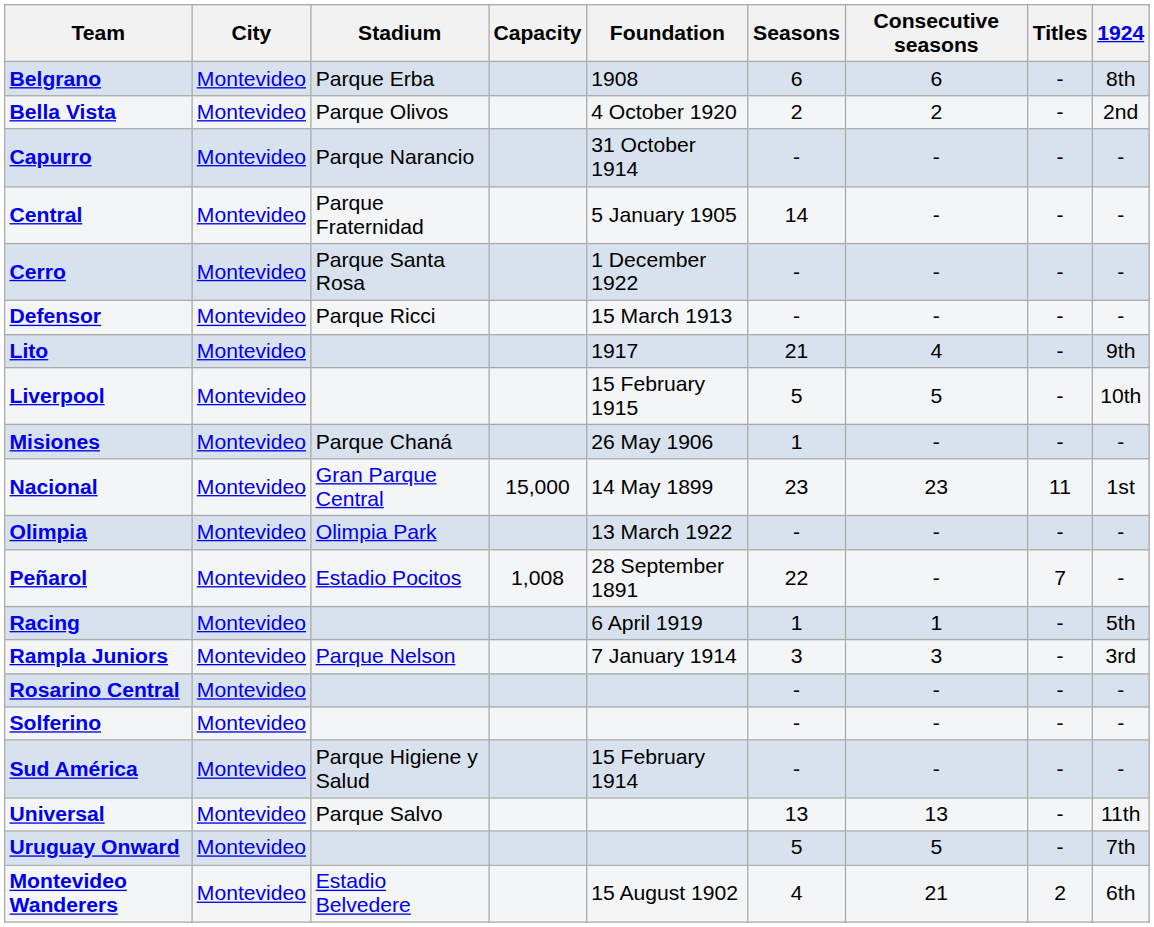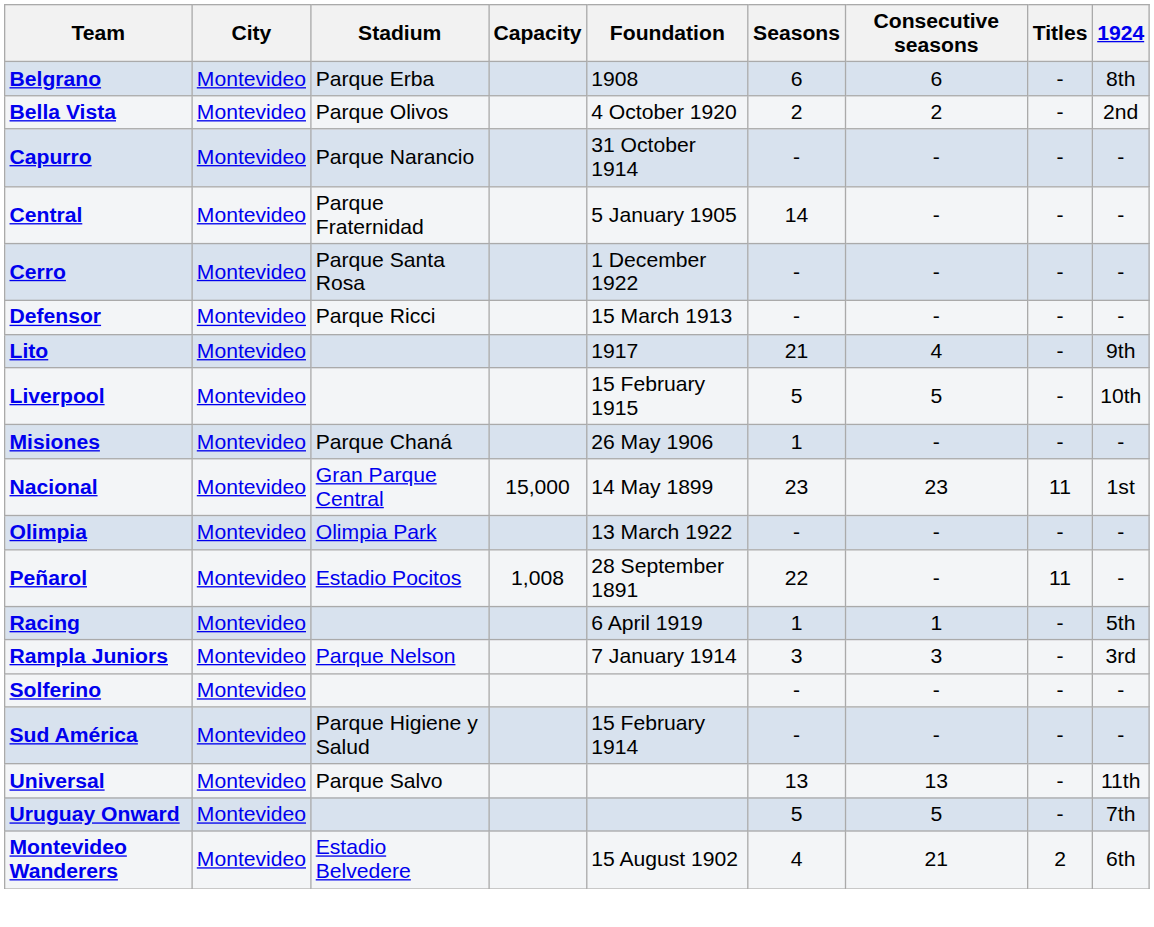(1060, 577) 7 -> (1060, 577) 11
- row: (95, 689)
